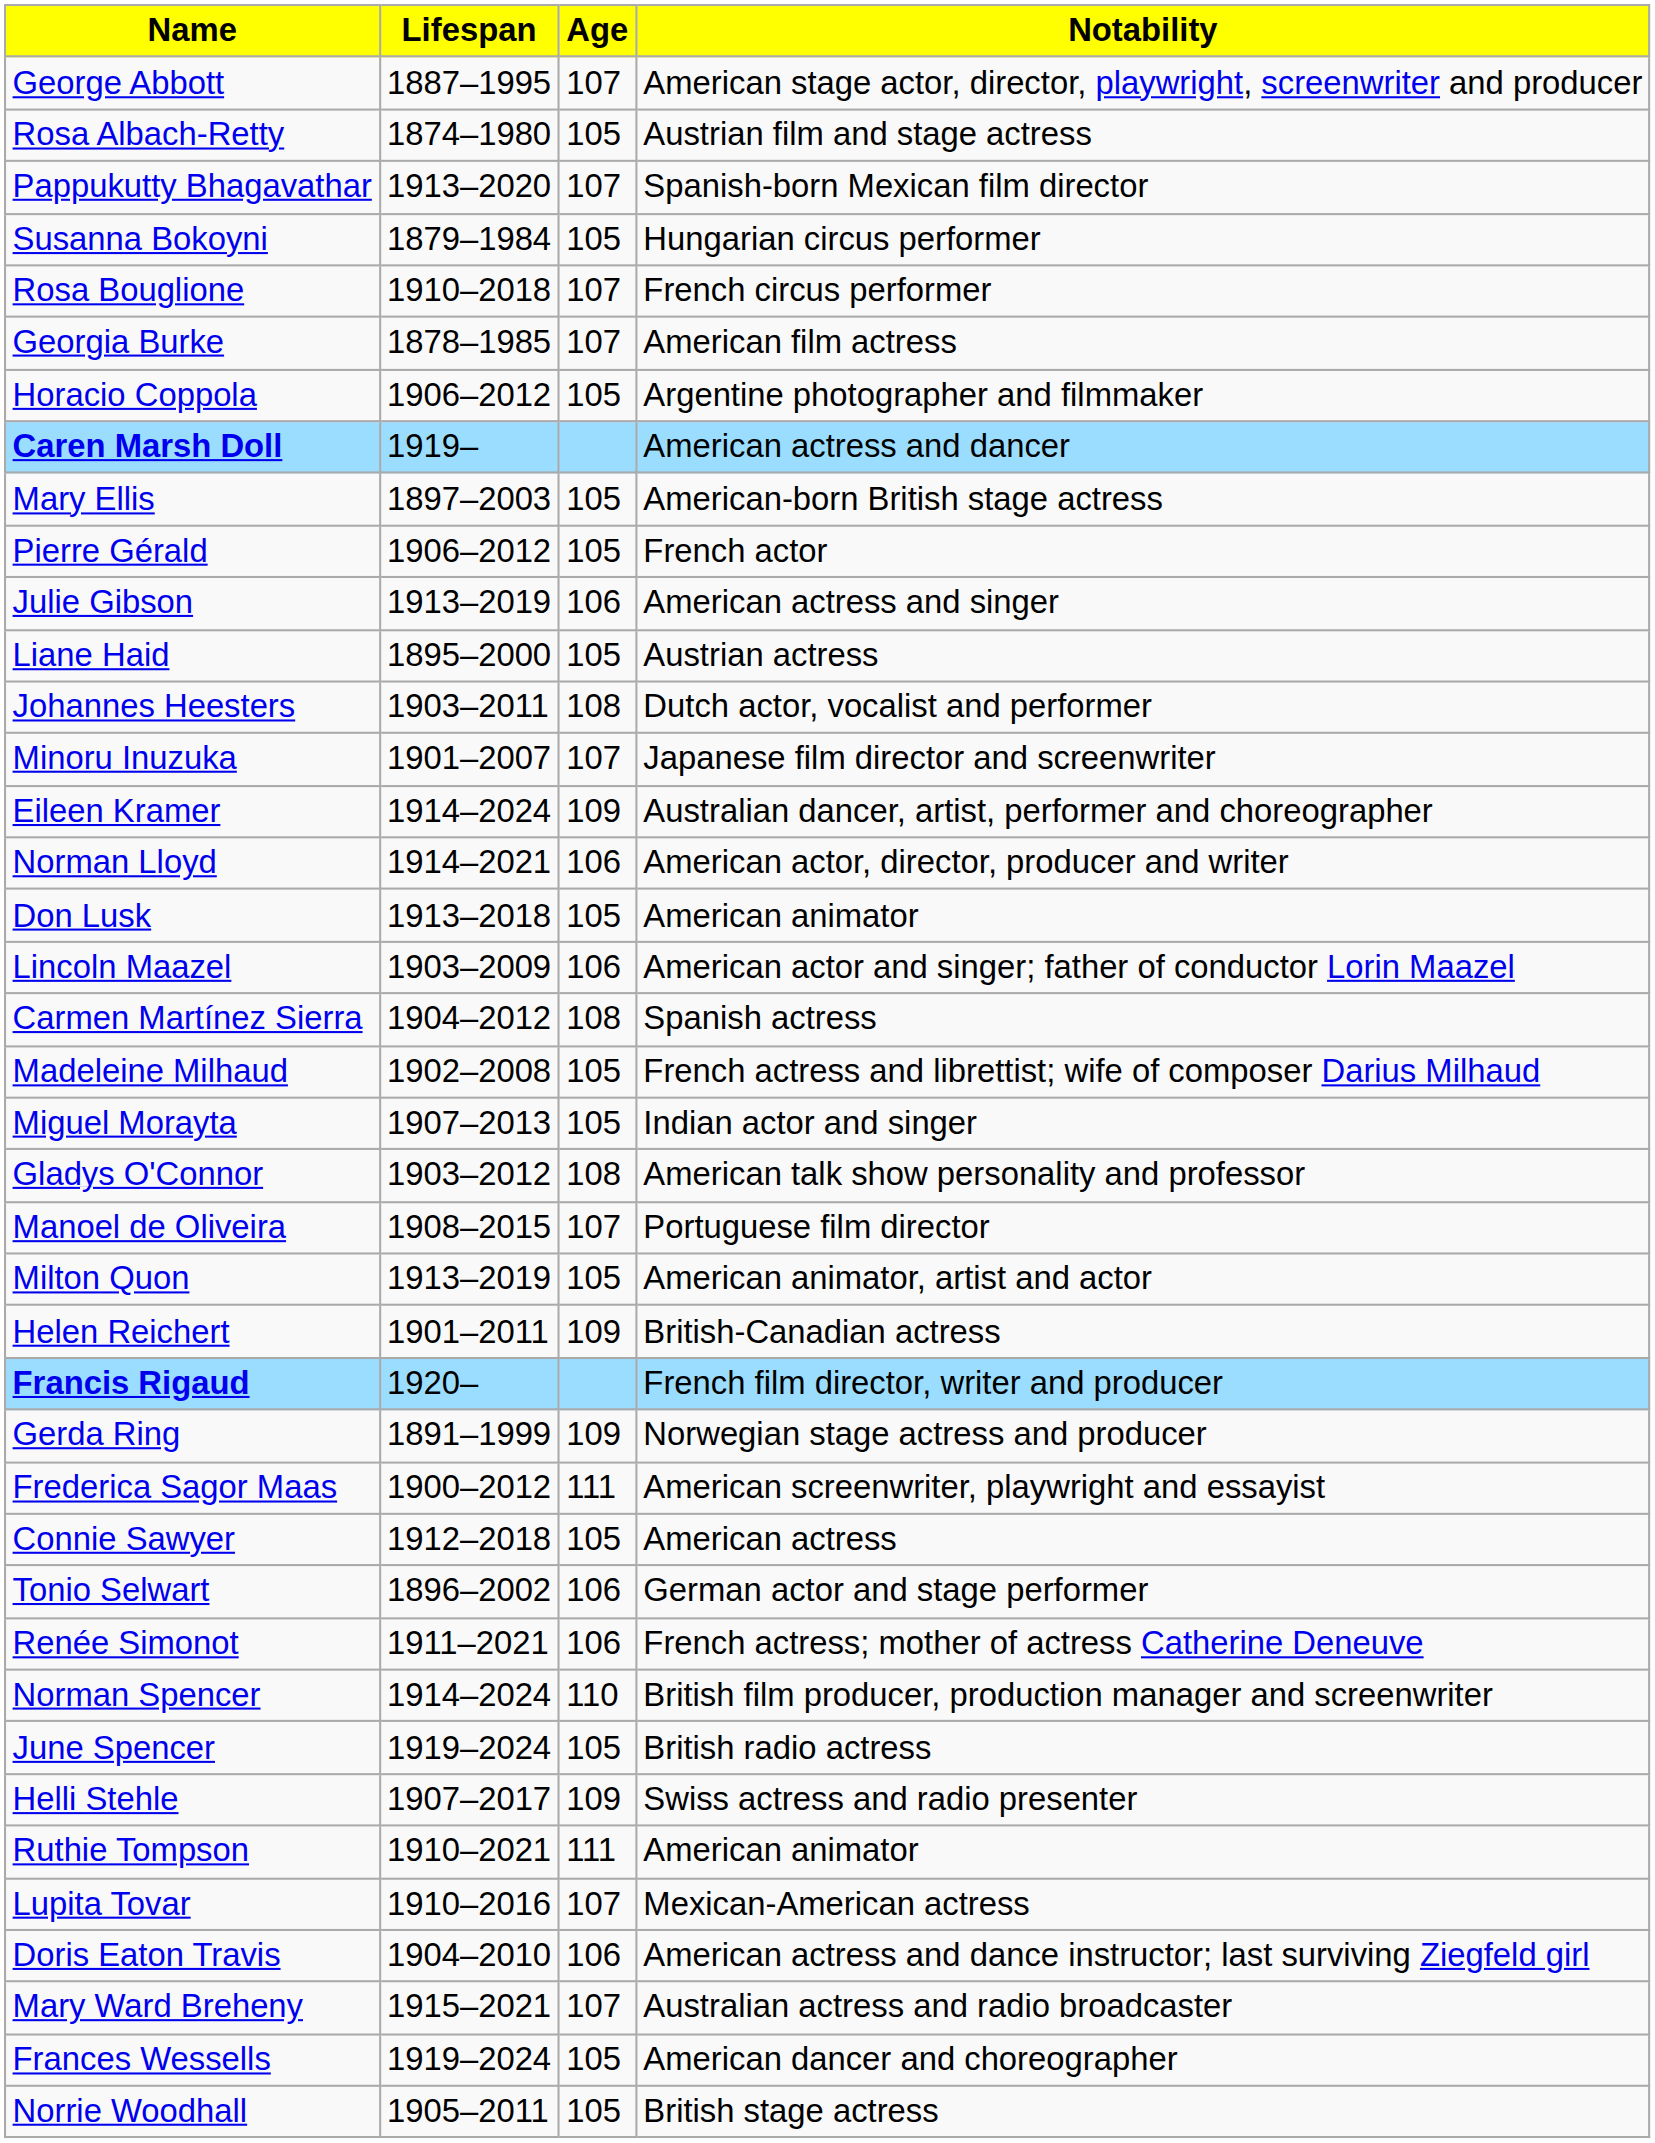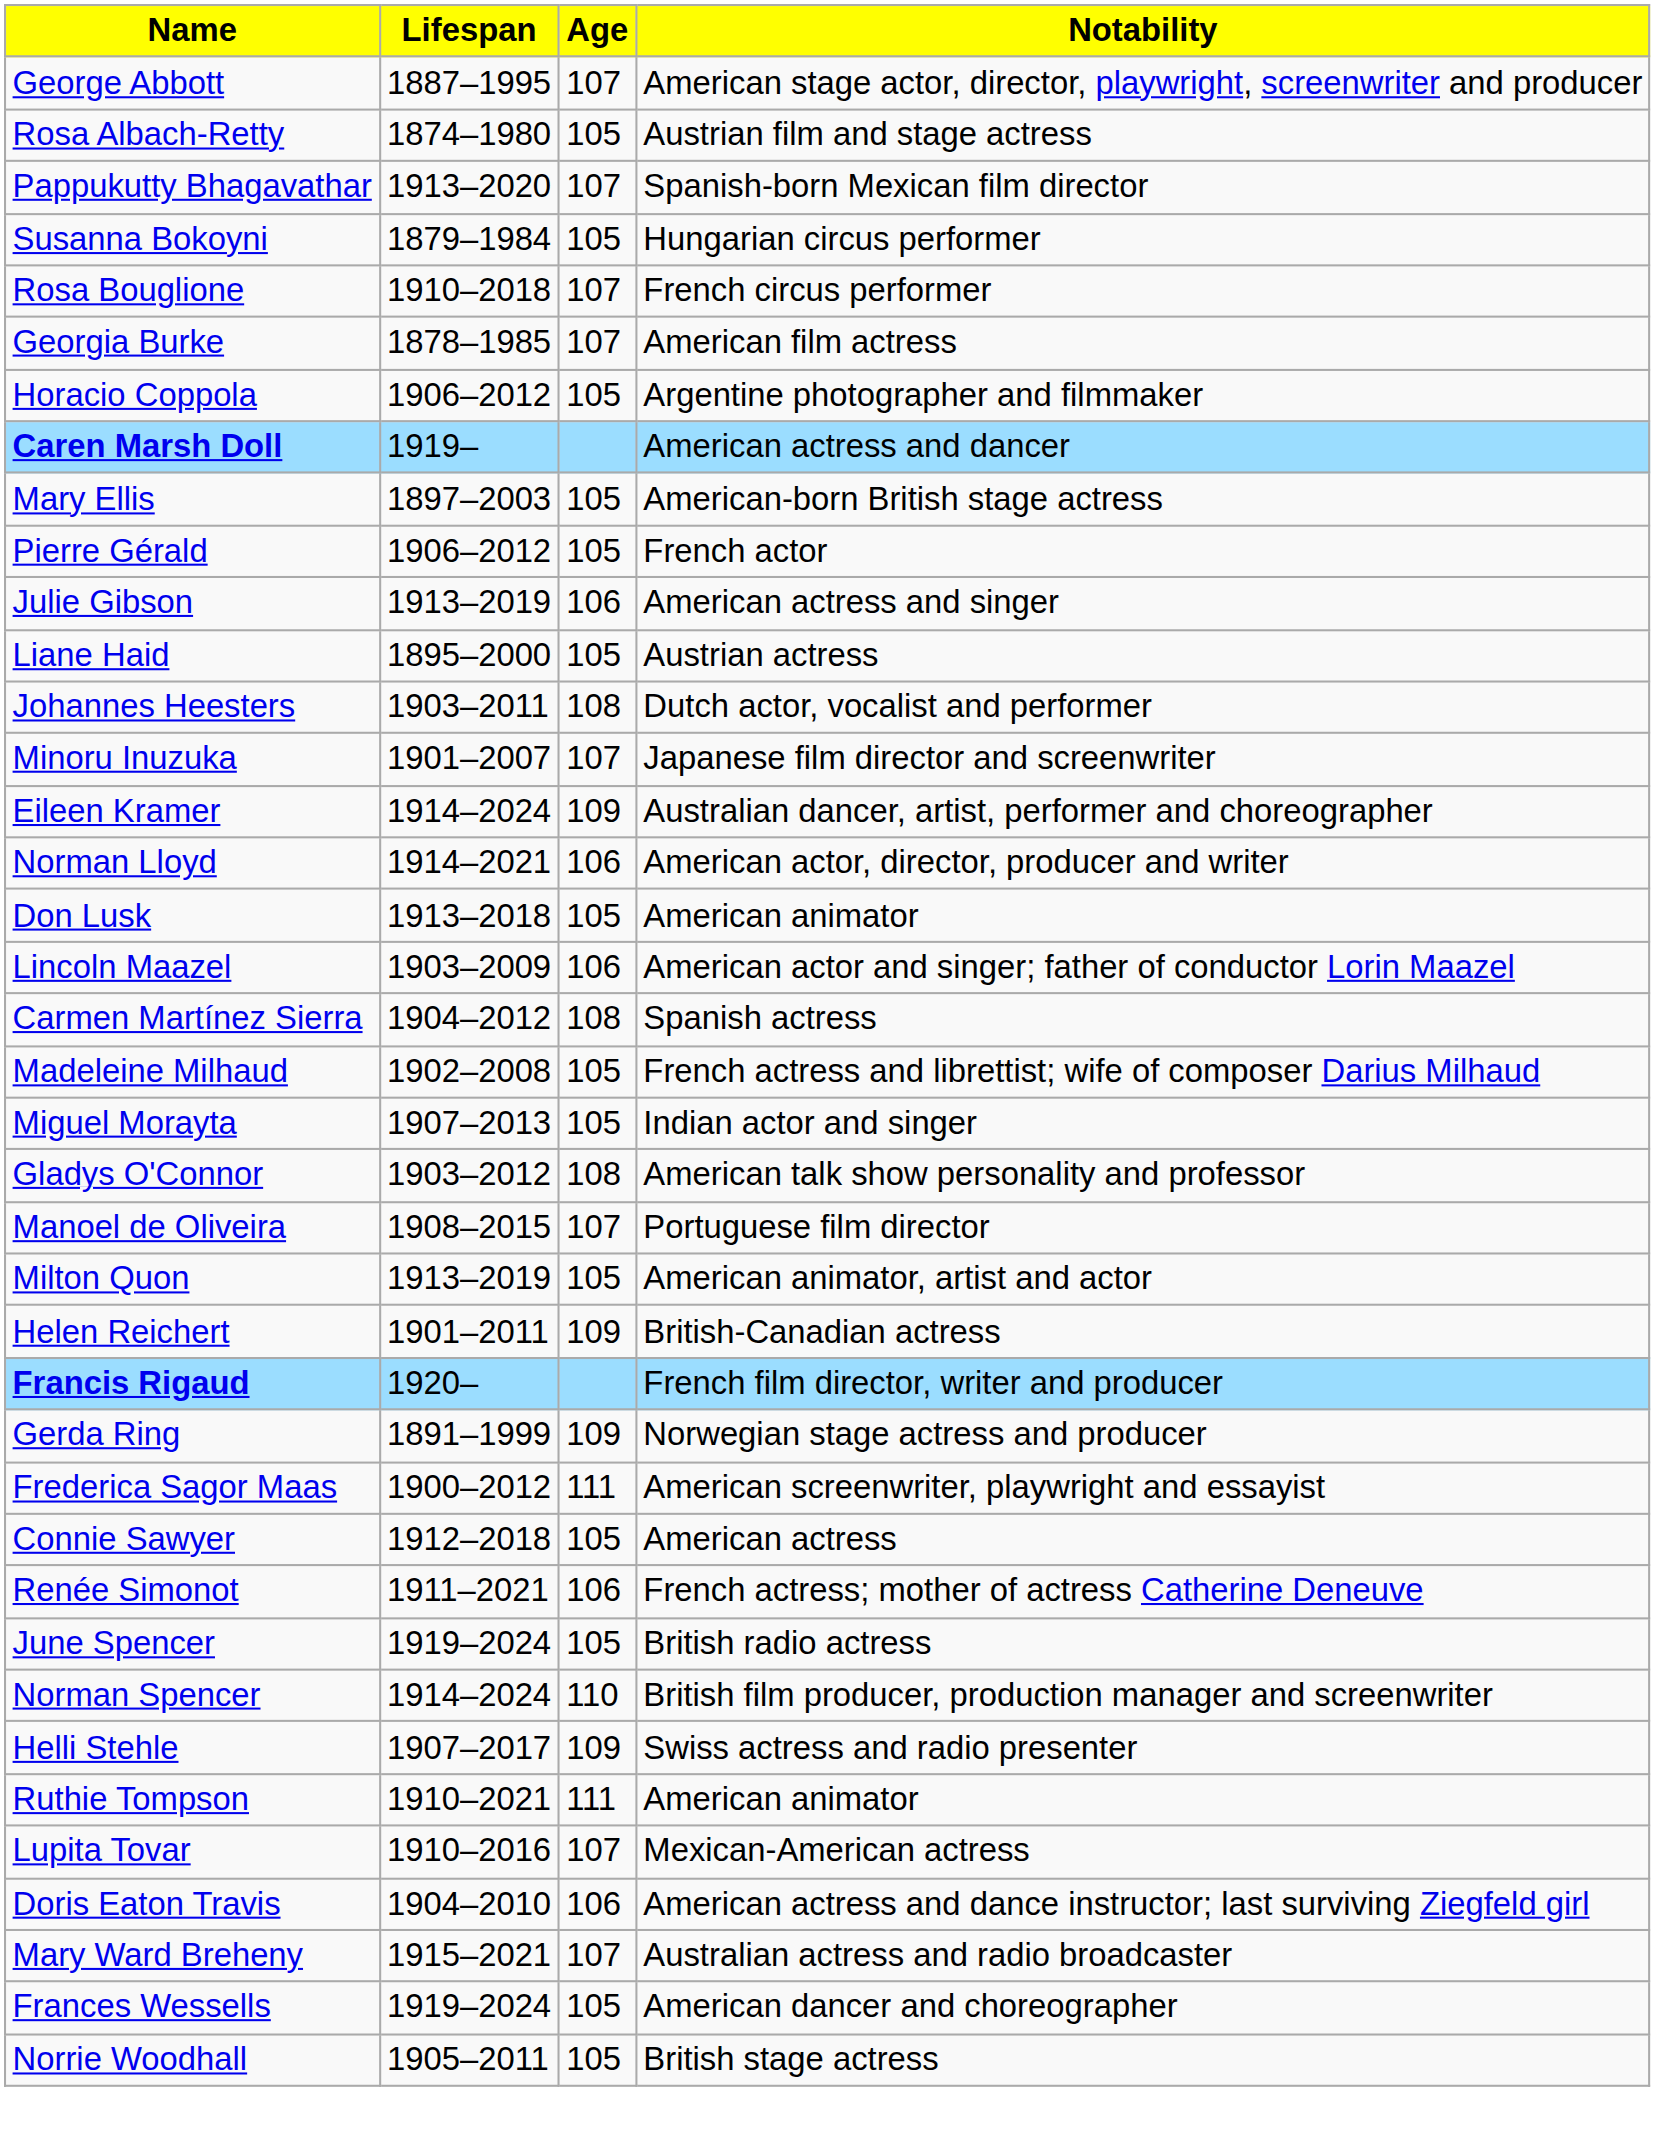- row: (111, 1591)
rows swapped: (114, 1747) <-> (137, 1695)
